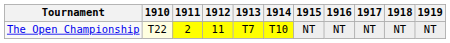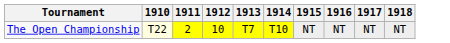- column: (430, 13)
(218, 30) 11 -> (218, 30) 10
